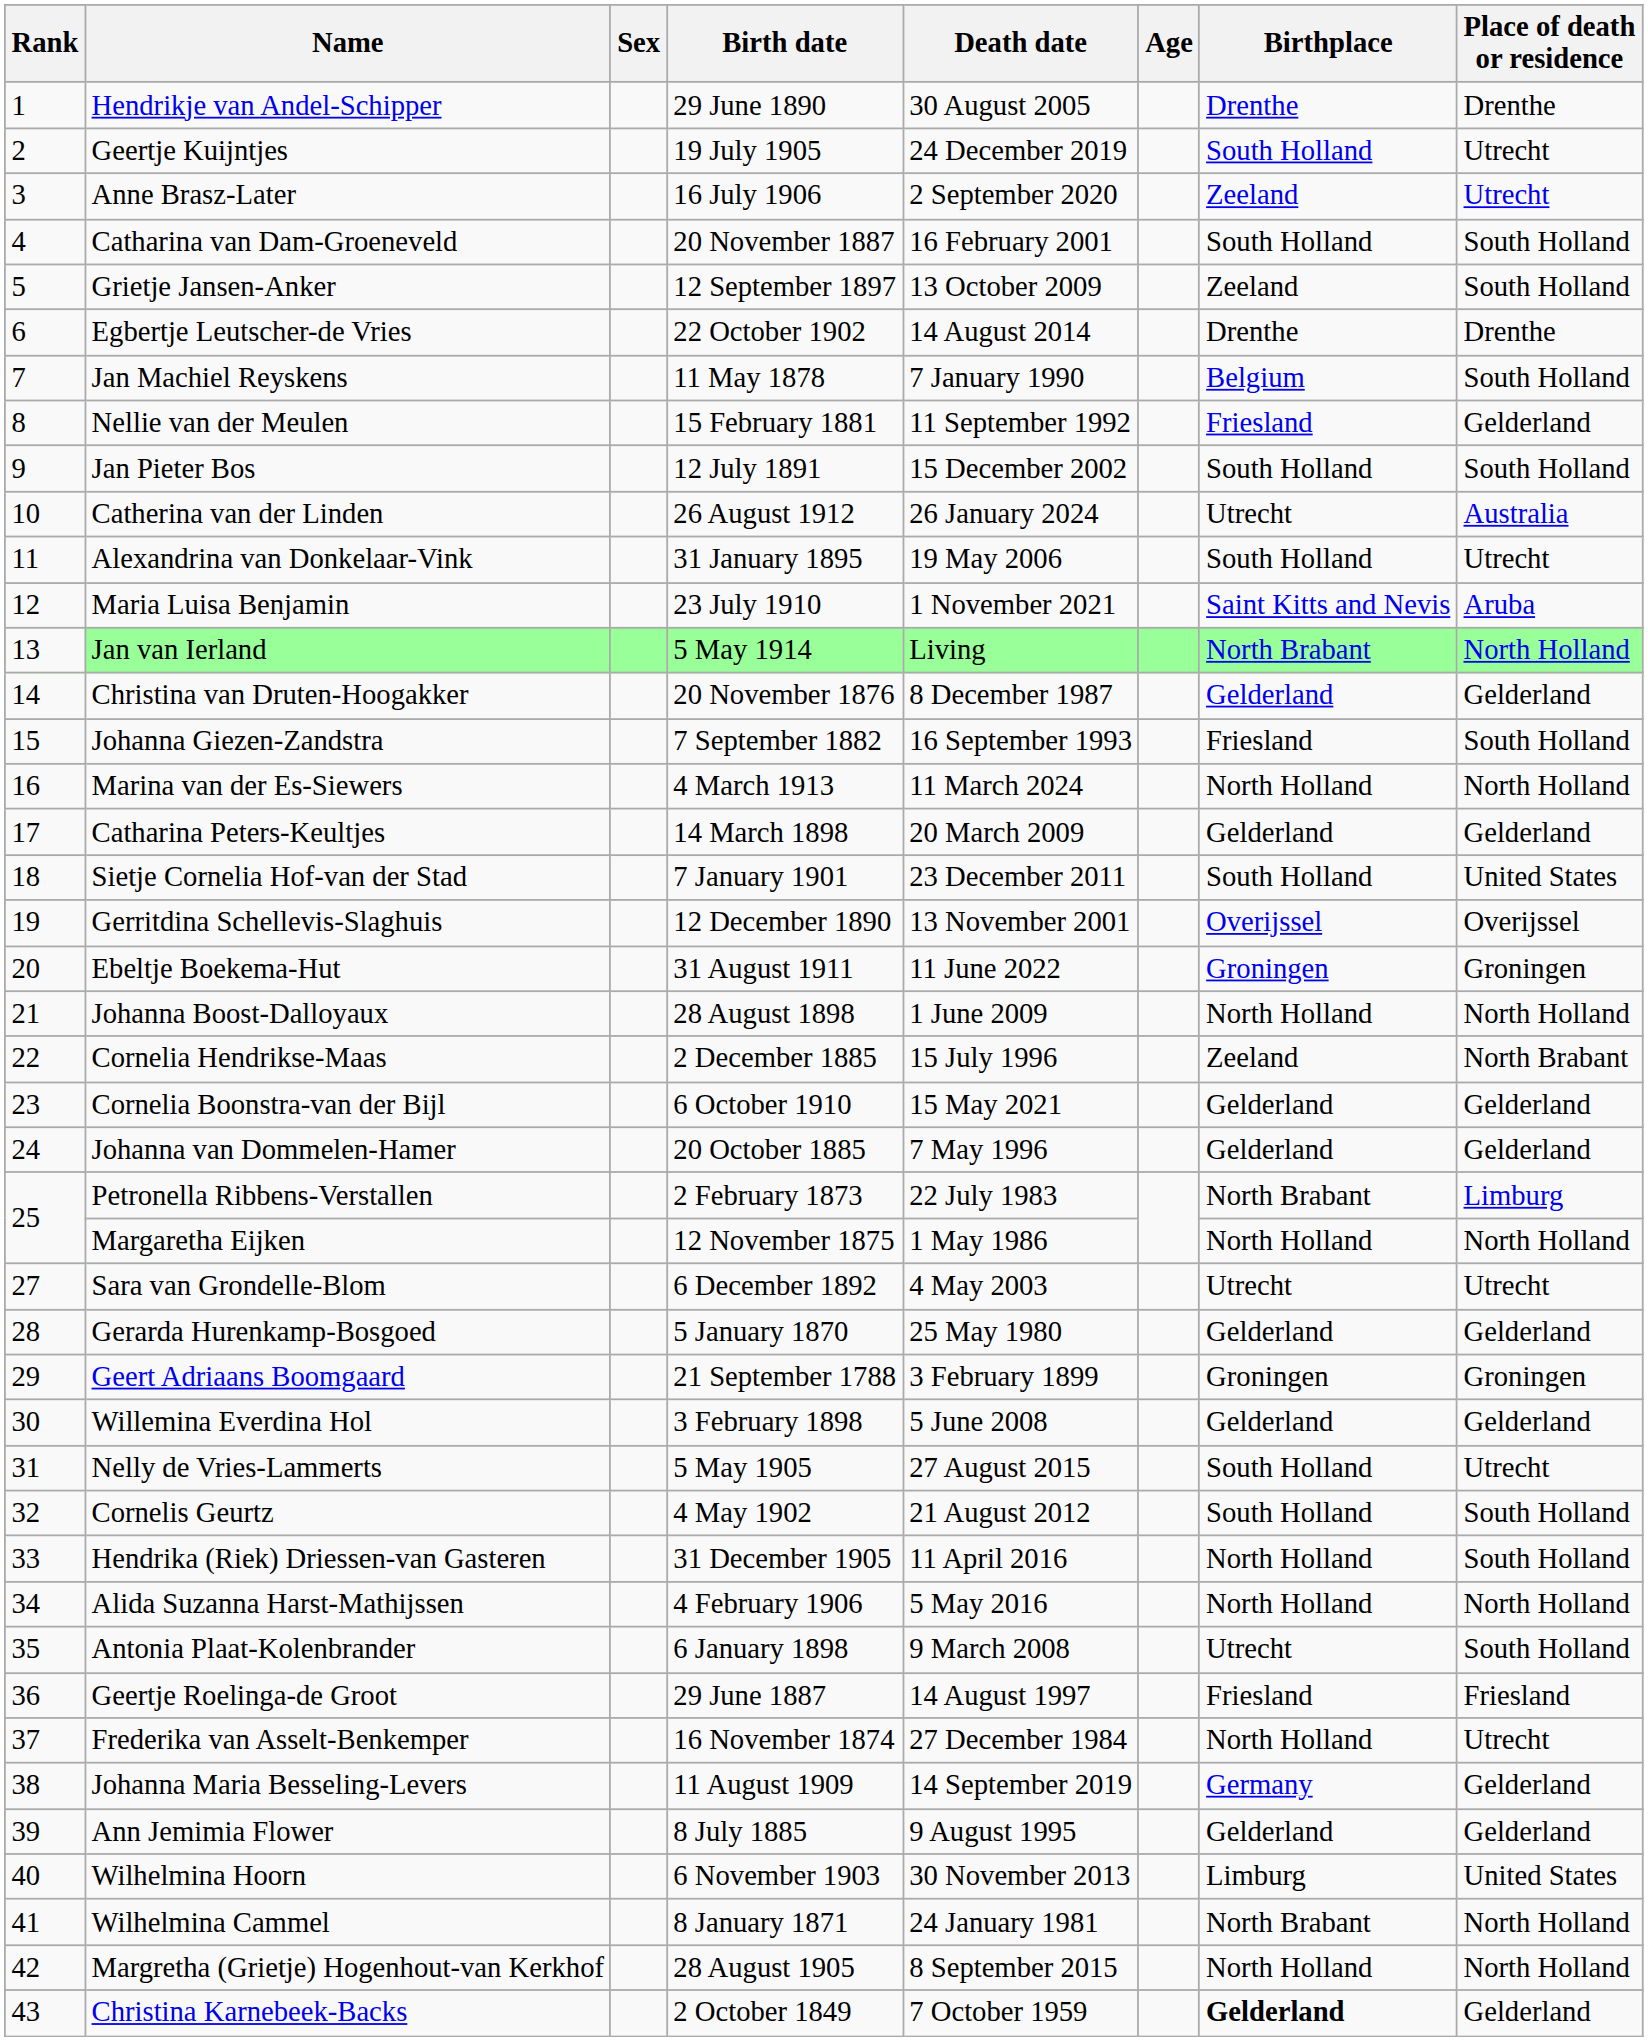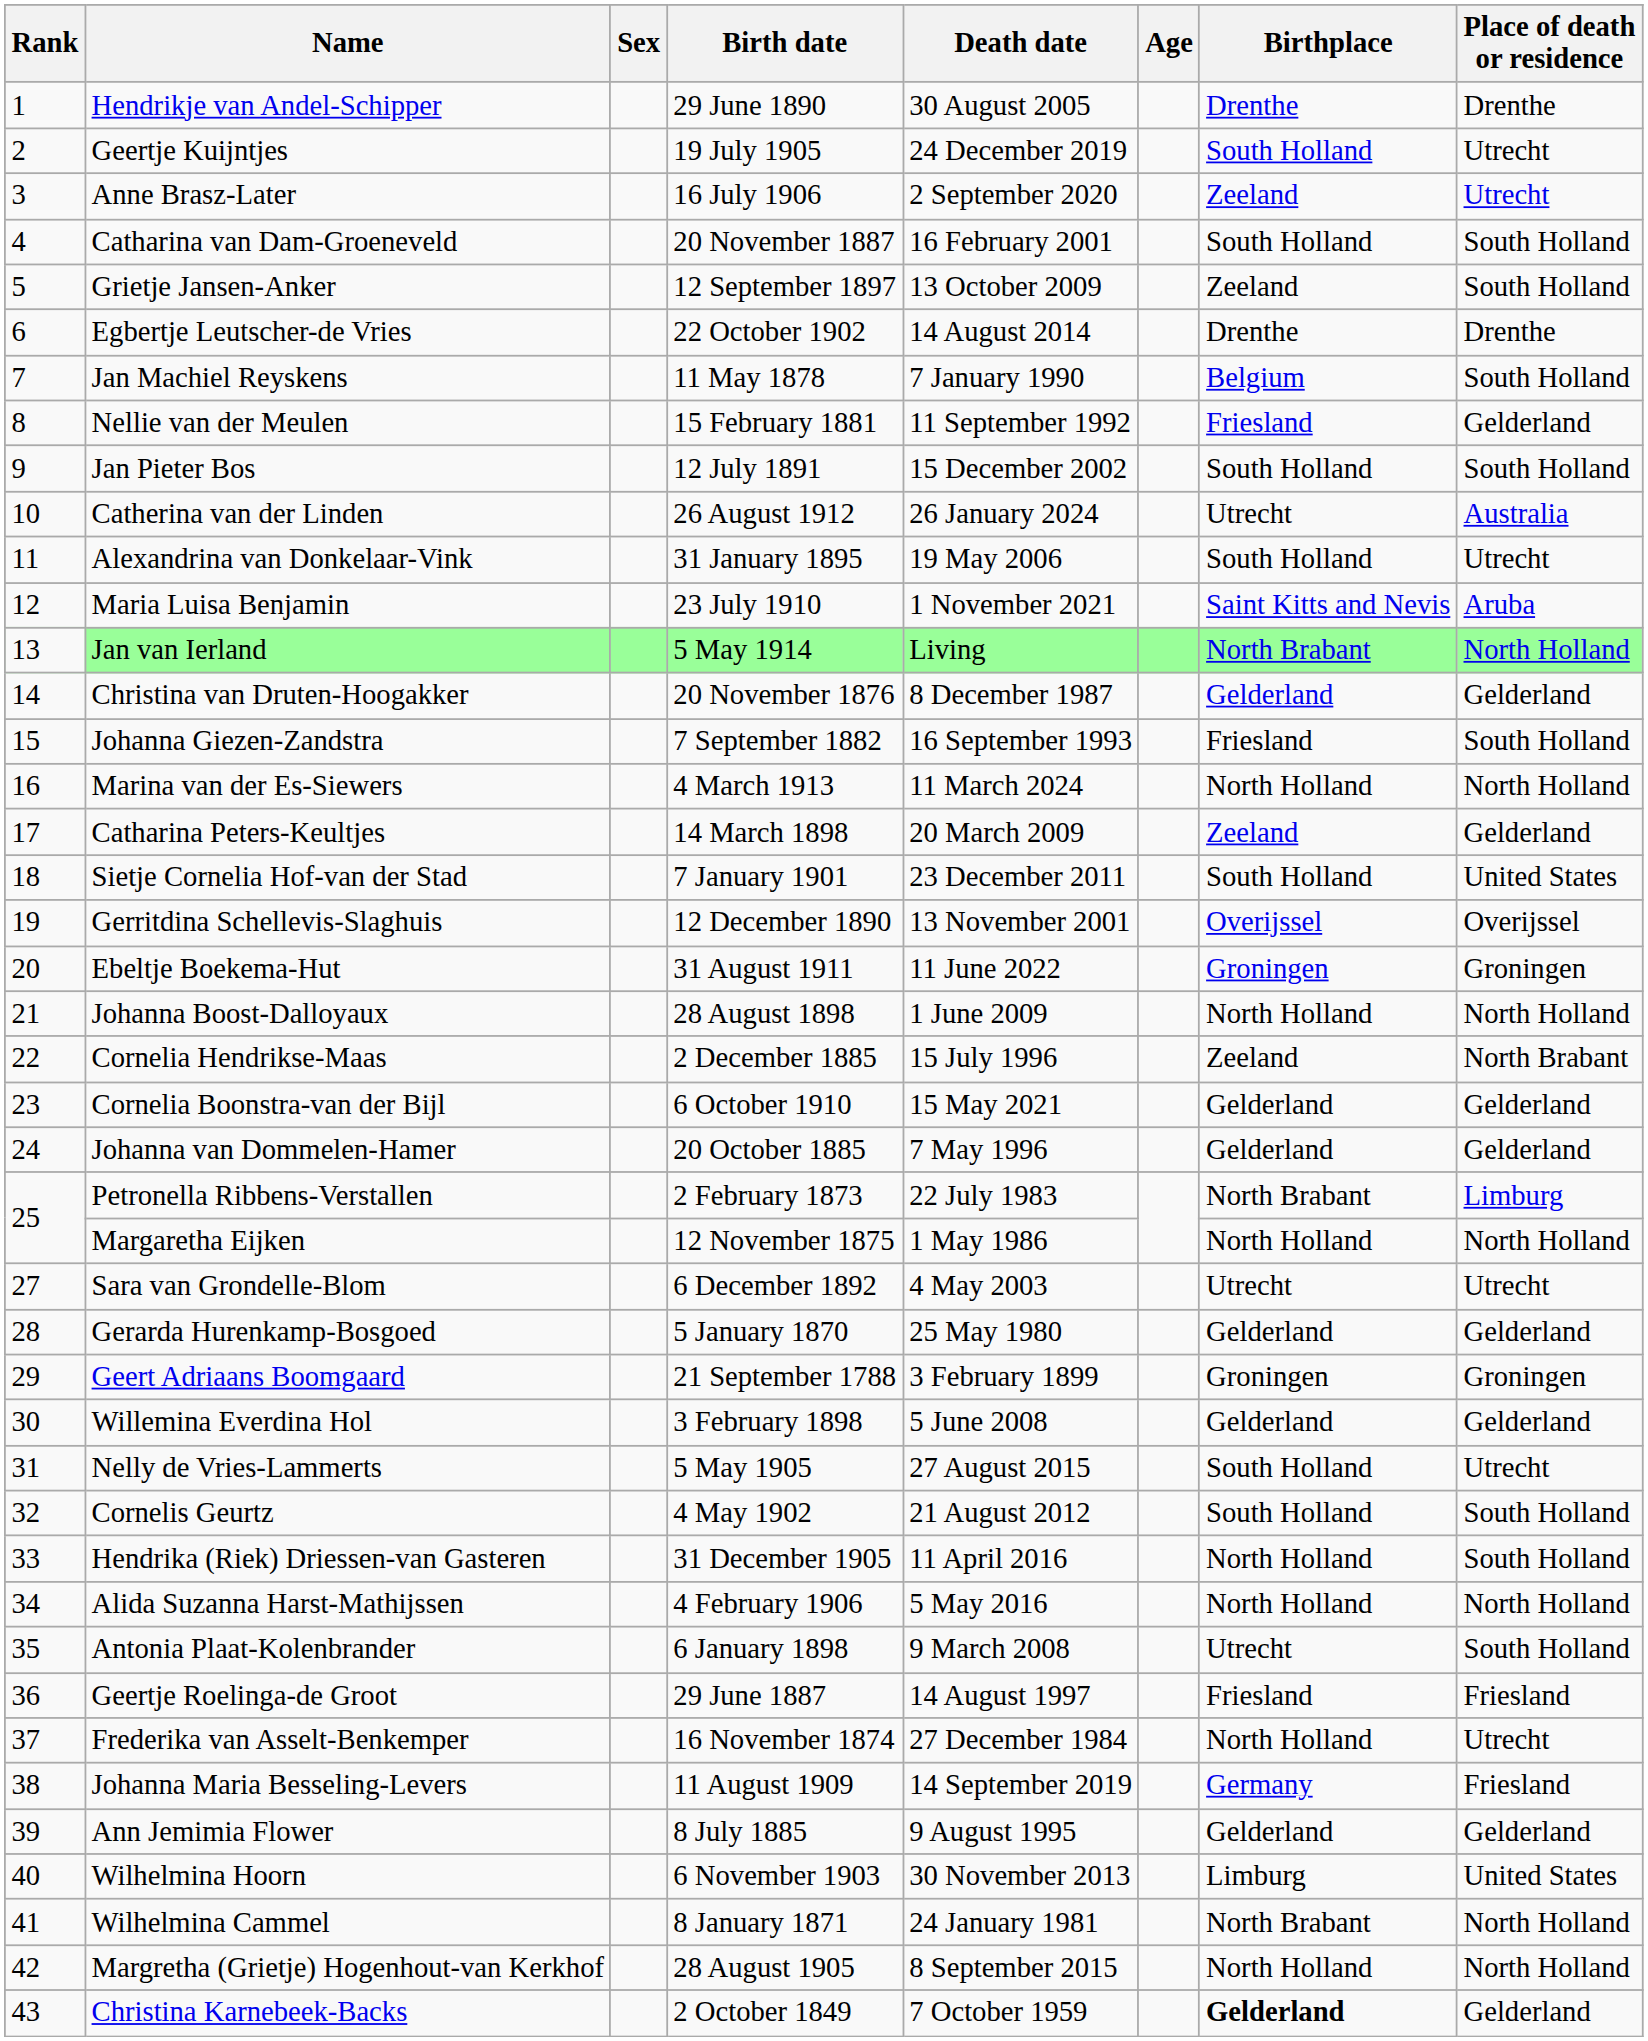(1270, 831) Gelderland -> (1252, 831) Zeeland
(1527, 1785) Gelderland -> (1517, 1785) Friesland
